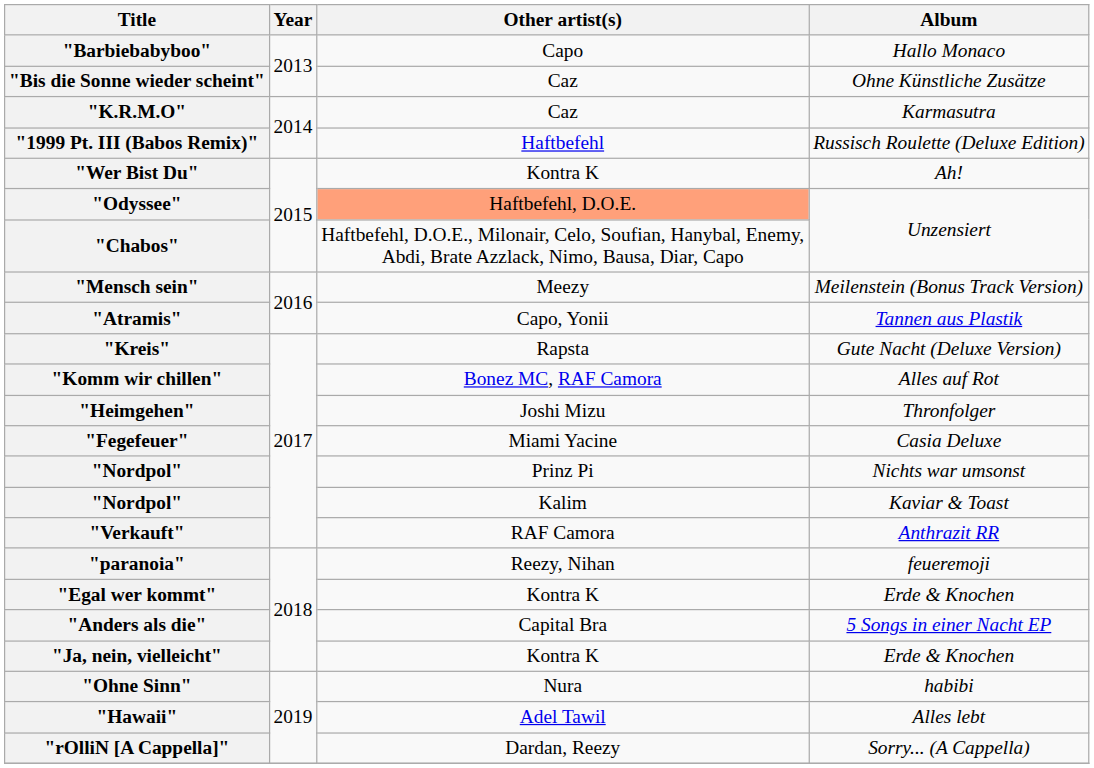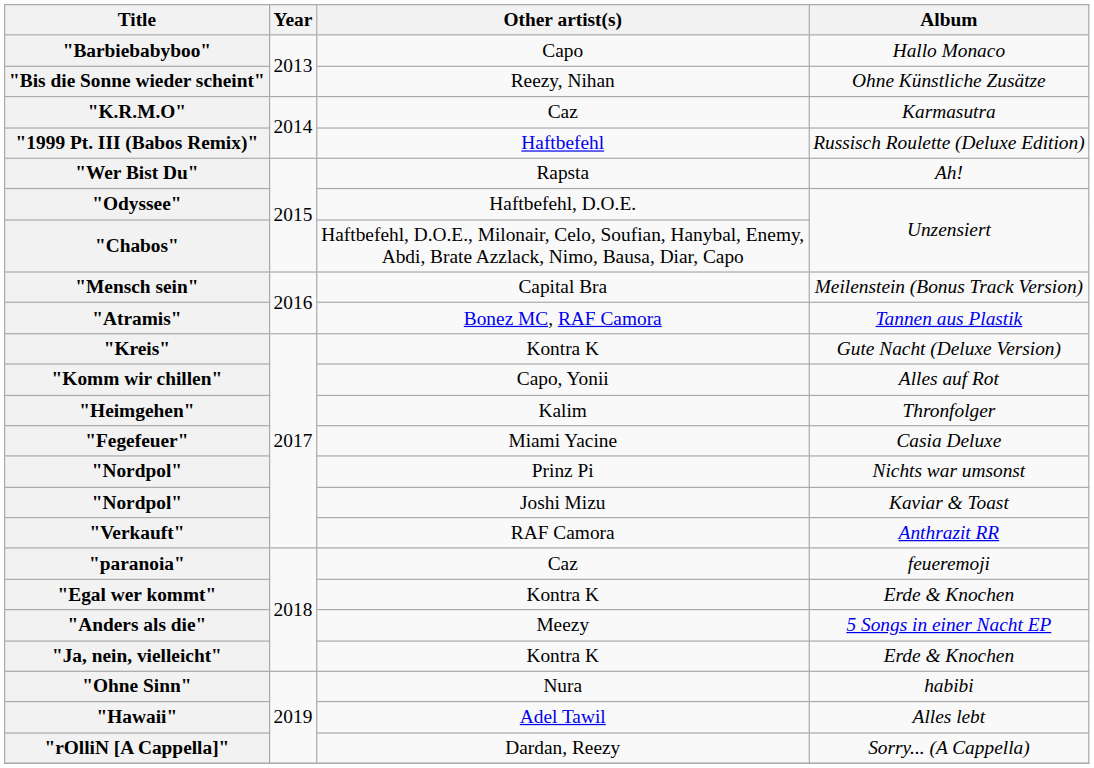(563, 81) Caz -> (563, 81) Reezy, Nihan
(563, 173) Kontra K -> (563, 173) Rapsta
(563, 204) lightsalmon background -> (563, 204) no background
(563, 287) Meezy -> (563, 287) Capital Bra
(563, 317) Capo, Yonii -> (563, 317) Bonez MC, RAF Camora
(563, 348) Rapsta -> (563, 348) Kontra K
(563, 379) Bonez MC, RAF Camora -> (563, 379) Capo, Yonii
(563, 410) Joshi Mizu -> (563, 410) Kalim
(563, 502) Kalim -> (563, 502) Joshi Mizu
(563, 563) Reezy, Nihan -> (563, 563) Caz
(563, 625) Capital Bra -> (563, 625) Meezy
